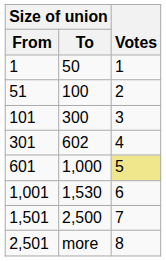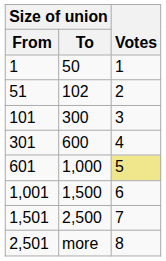(75, 92) 100 -> (75, 92) 102
(75, 142) 602 -> (75, 142) 600
(82, 192) 1,530 -> (82, 192) 1,500
